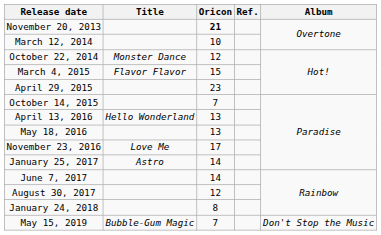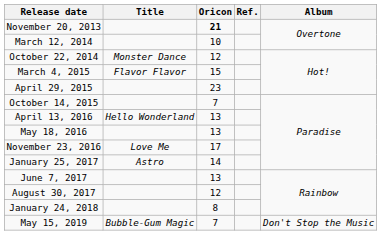(215, 177) 14 -> (215, 177) 13
